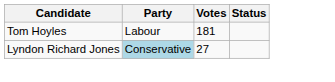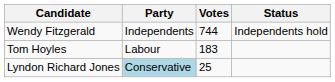+ row: (51, 31)
(206, 31) 181 -> (208, 49) 183
(203, 49) 27 -> (205, 67) 25
